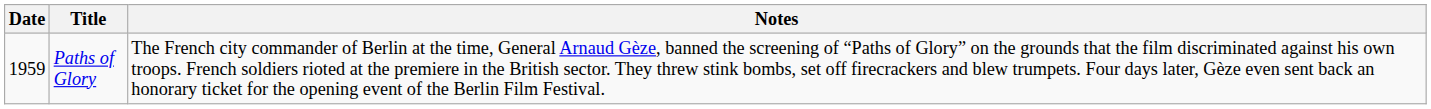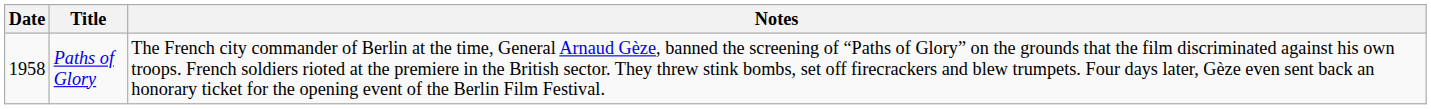(27, 68) 1959 -> (27, 68) 1958
